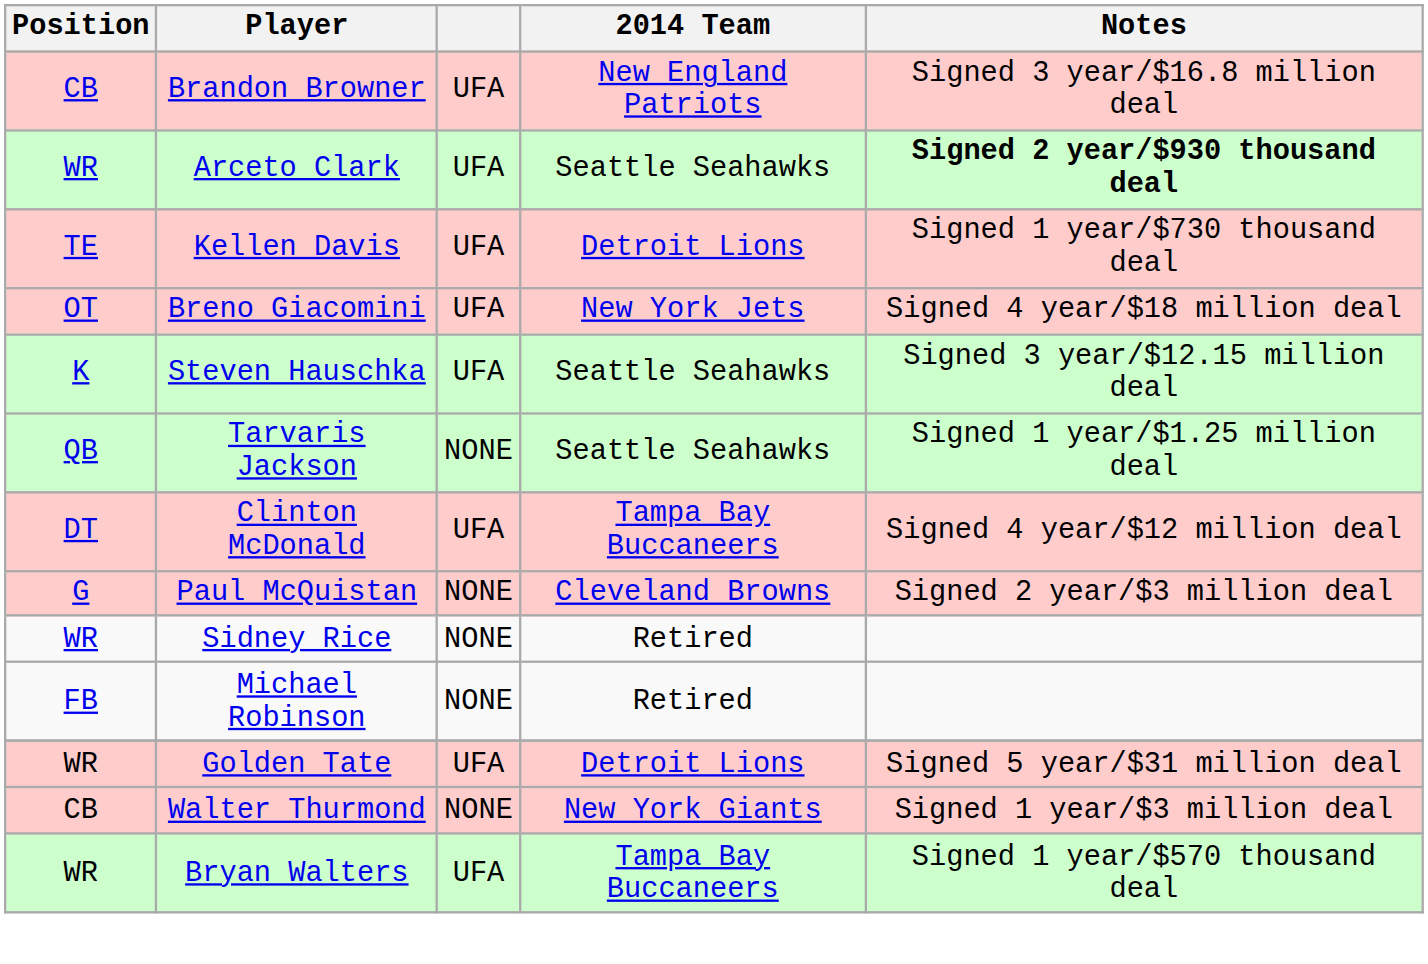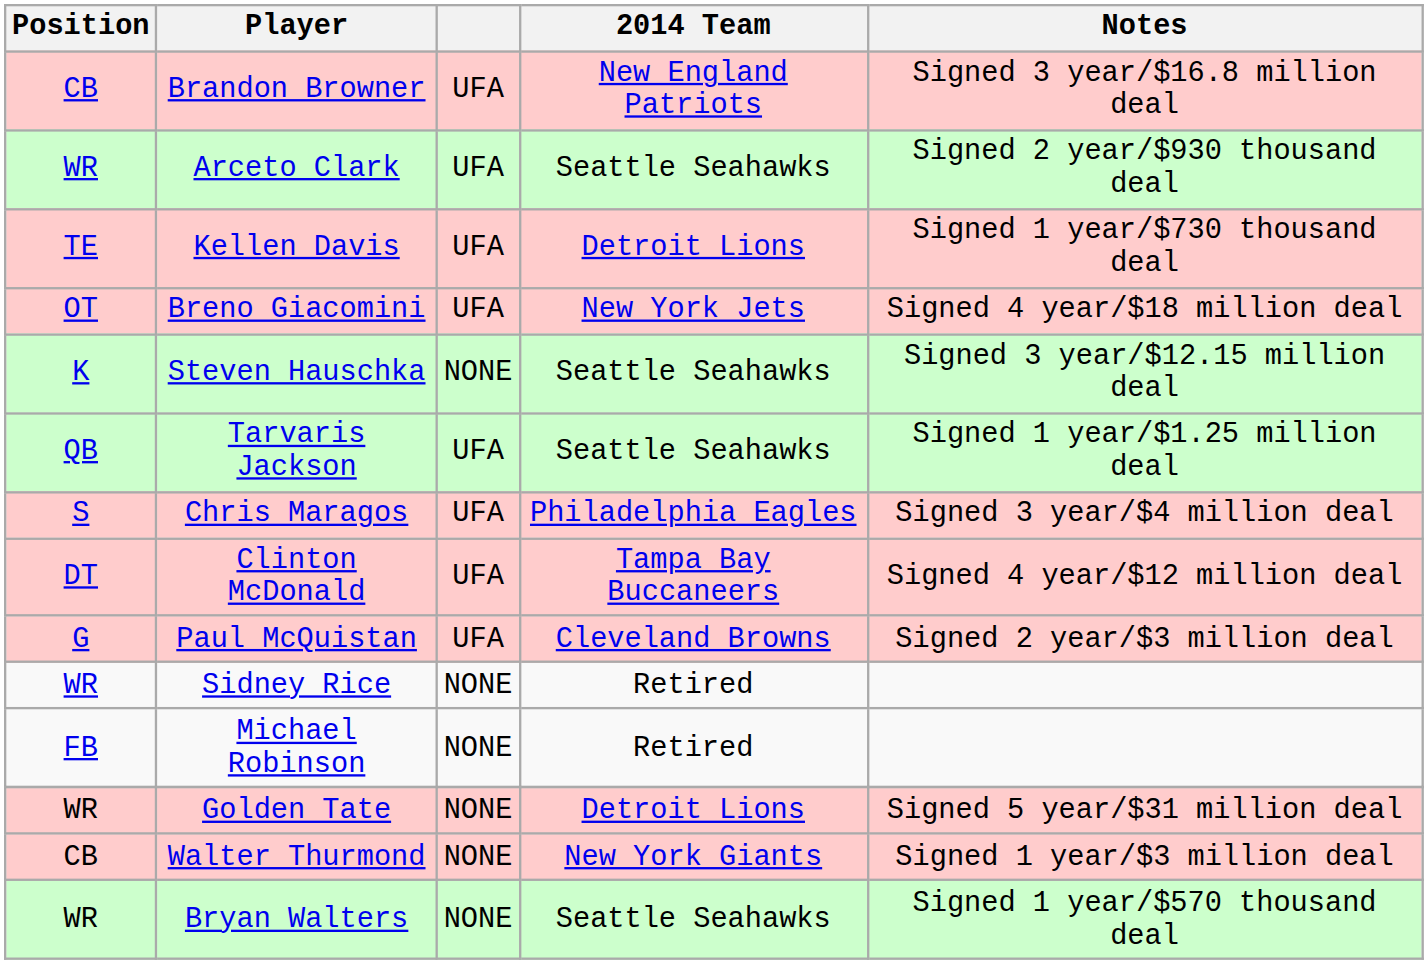(1144, 170) bold -> (1145, 170) normal
(478, 374) UFA -> (478, 374) NONE
(478, 452) NONE -> (478, 452) UFA
+ row: (297, 515)
(478, 594) NONE -> (478, 640) UFA
(478, 765) UFA -> (478, 811) NONE
(478, 874) UFA -> (478, 920) NONE
(693, 874) Tampa Bay Buccaneers -> (693, 920) Seattle Seahawks
